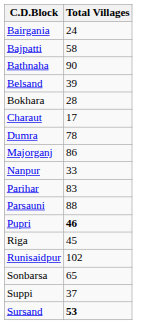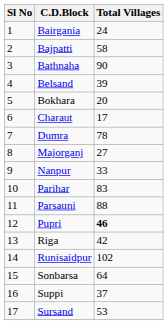+ column: (20, 13)
(71, 100) 28 -> (102, 100) 20
(71, 153) 86 -> (102, 153) 27
(71, 240) 45 -> (102, 240) 42
(71, 275) 65 -> (102, 275) 64
(71, 310) bold -> (102, 310) normal
